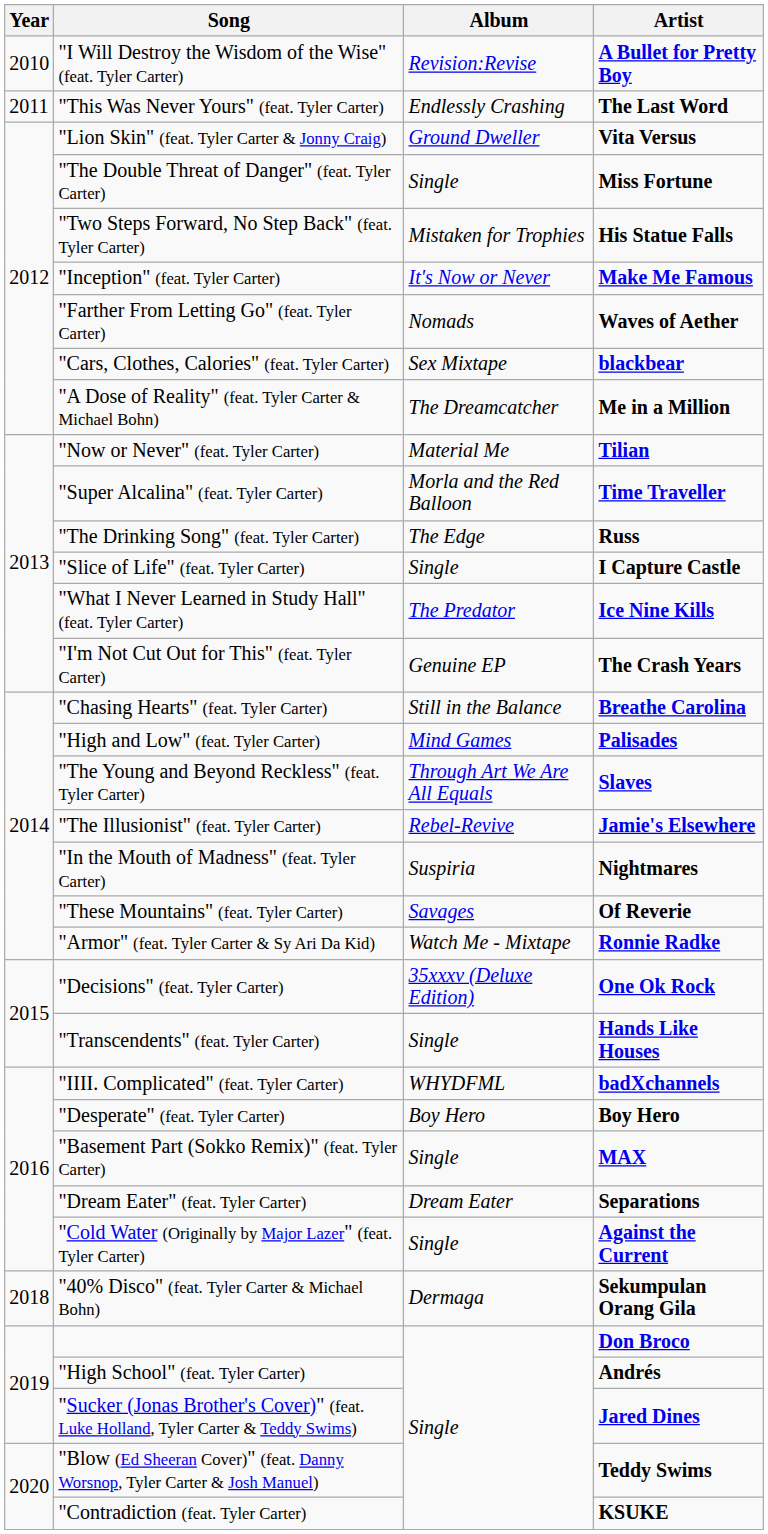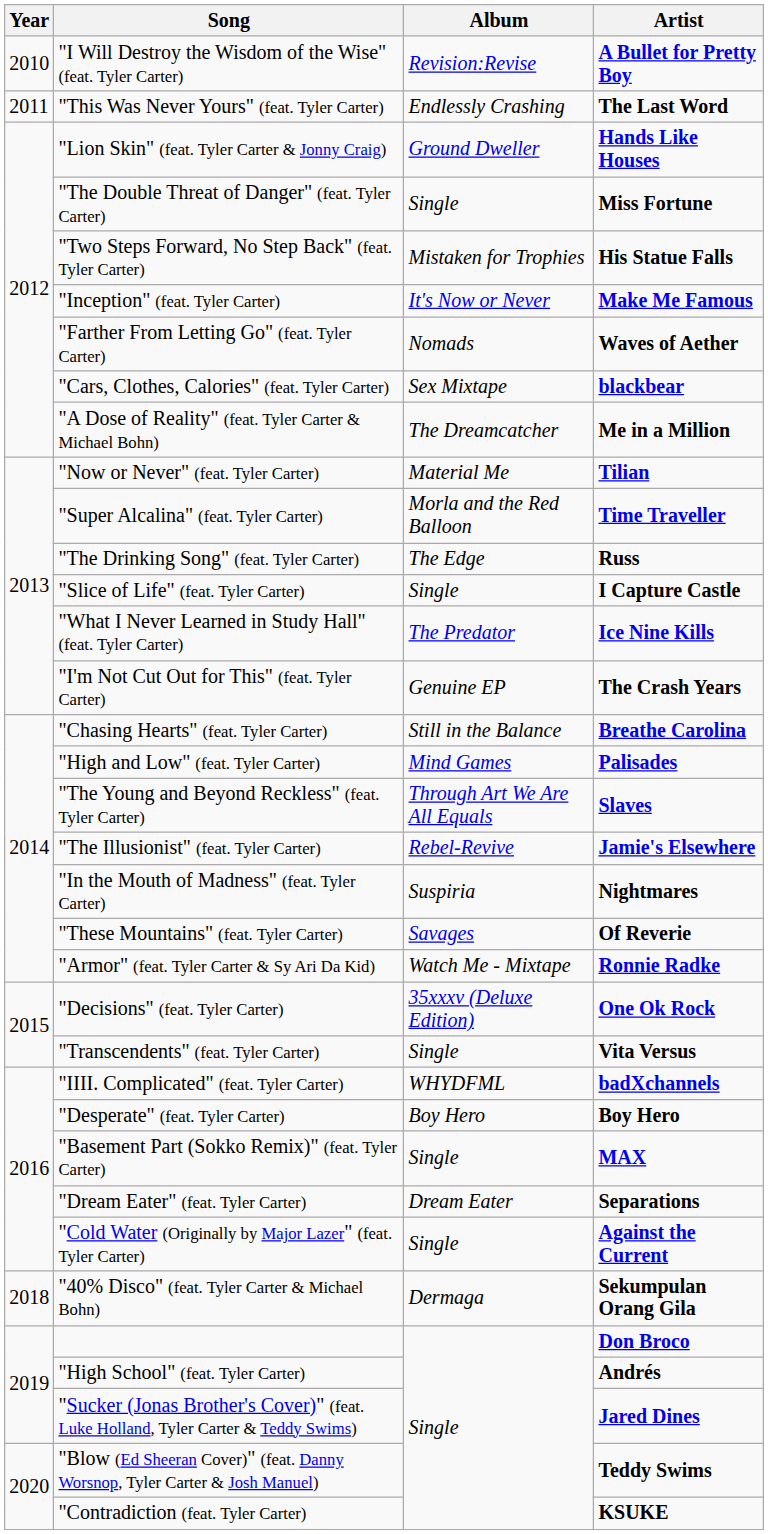(647, 138) Vita Versus -> (648, 149) Hands Like Houses
(648, 1040) Hands Like Houses -> (647, 1051) Vita Versus
